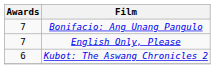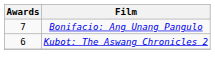- row: (126, 41)
